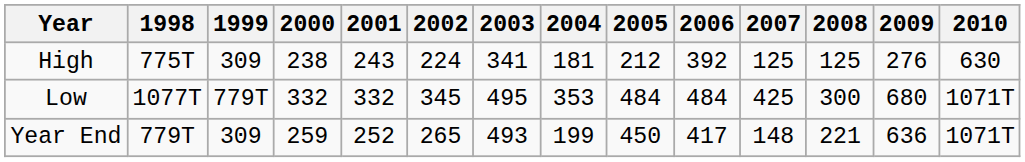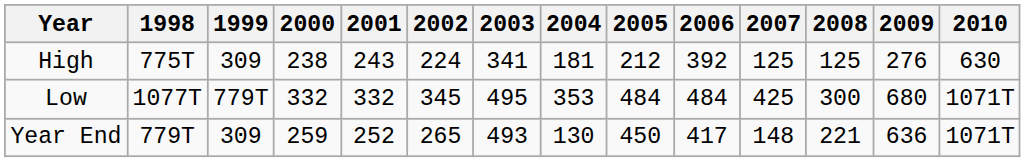(574, 137) 199 -> (574, 137) 130
